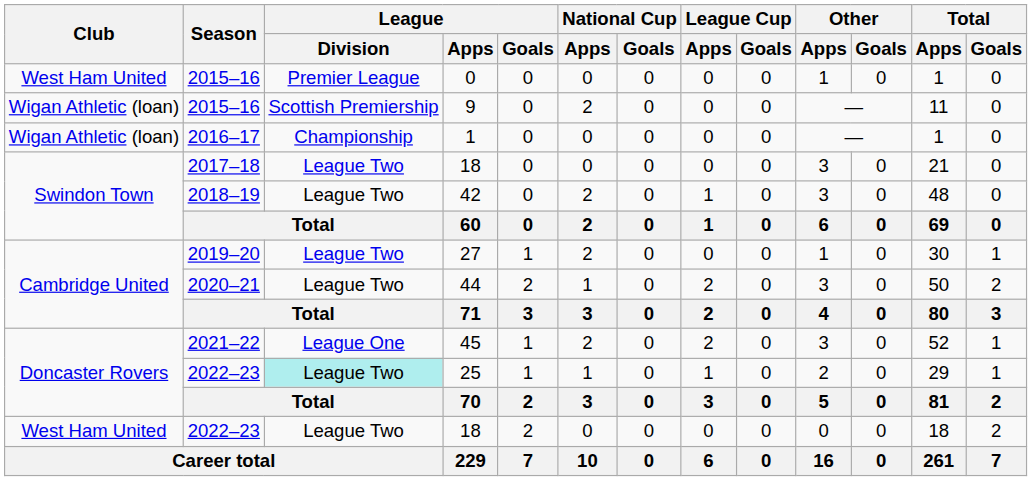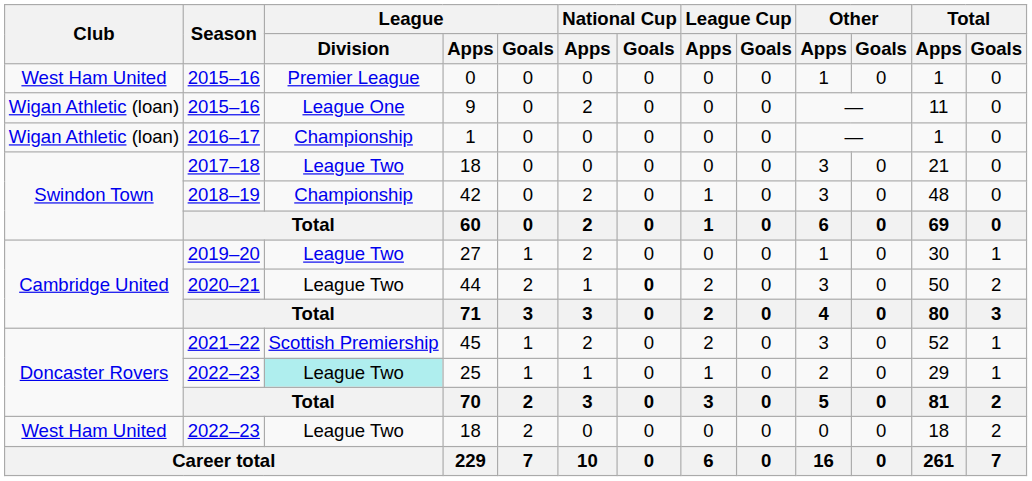(354, 107) Scottish Premiership -> (354, 107) League One
(354, 195) League Two -> (354, 195) Championship
(649, 284) normal -> (649, 284) bold
(354, 343) League One -> (354, 343) Scottish Premiership
